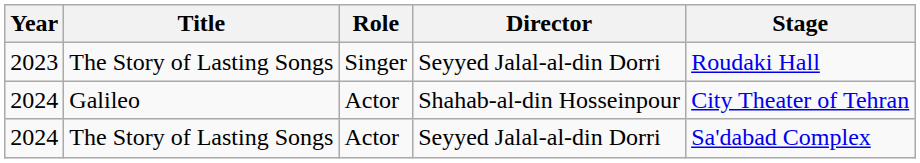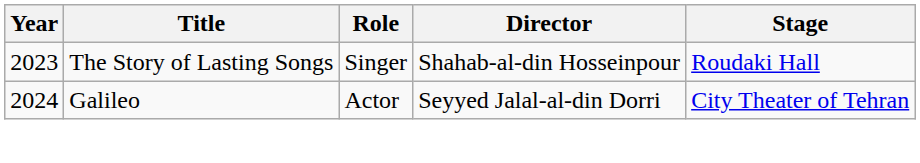(539, 61) Seyyed Jalal-al-din Dorri -> (549, 61) Shahab-al-din Hosseinpour
(549, 99) Shahab-al-din Hosseinpour -> (539, 99) Seyyed Jalal-al-din Dorri
- row: (34, 137)
